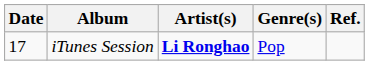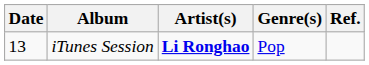(17, 45) 17 -> (17, 45) 13
